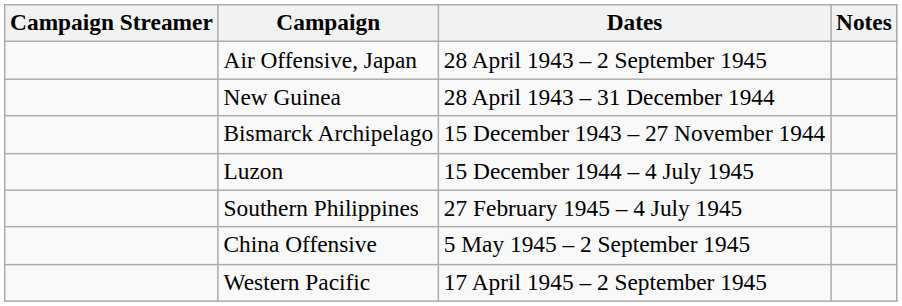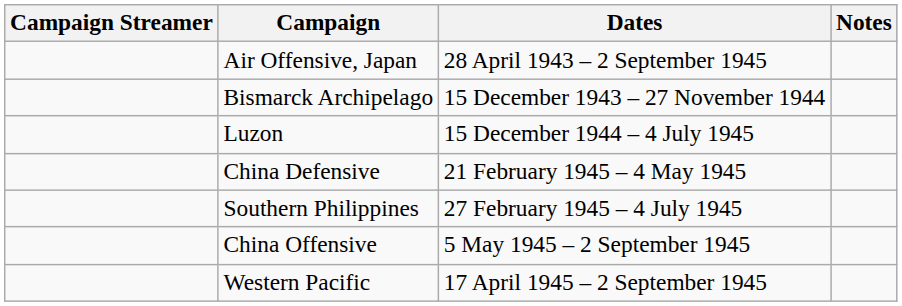- row: (282, 97)
+ row: (302, 171)
